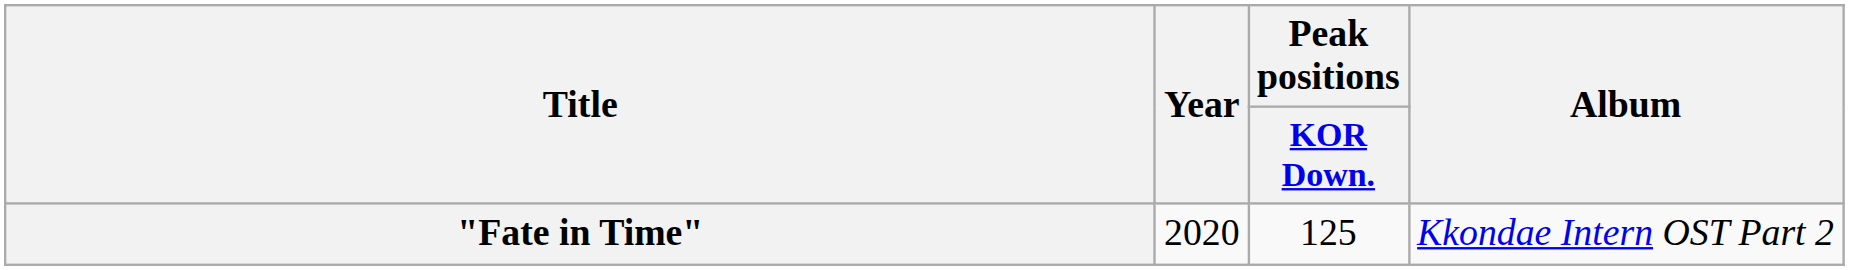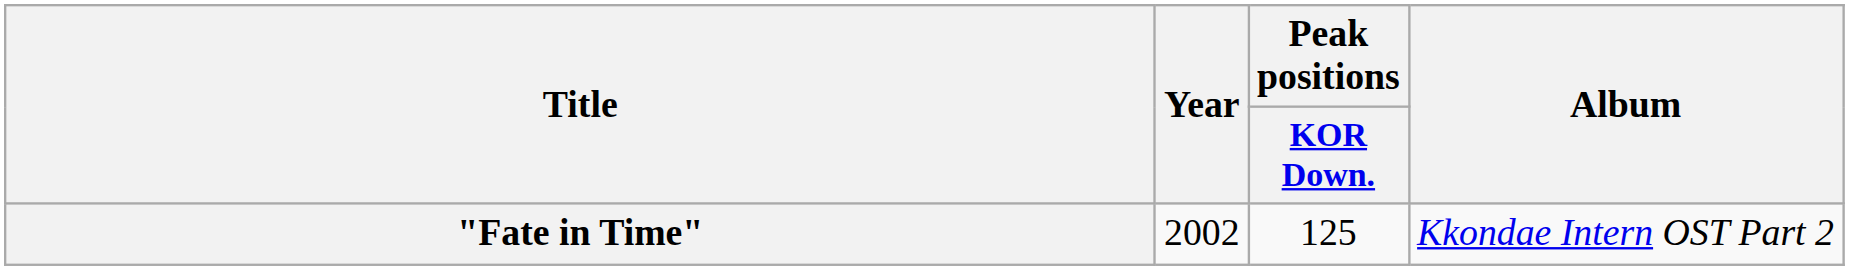(1202, 232) 2020 -> (1202, 232) 2002
